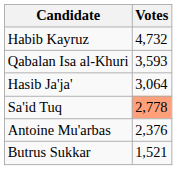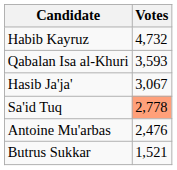(151, 84) 3,064 -> (151, 84) 3,067
(151, 130) 2,376 -> (151, 130) 2,476
